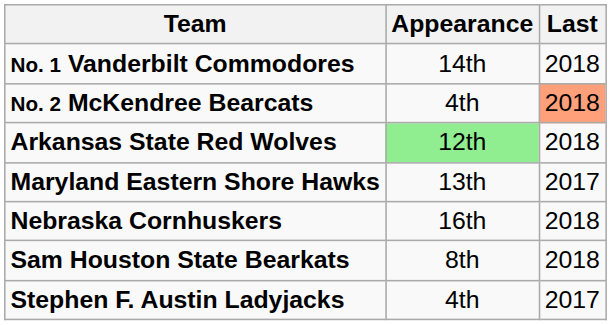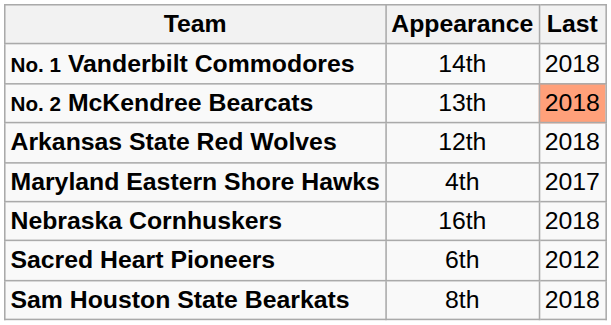(462, 102) 4th -> (462, 102) 13th
(462, 142) lightgreen background -> (462, 142) no background
(462, 181) 13th -> (462, 181) 4th
+ row: (143, 260)
- row: (177, 299)
